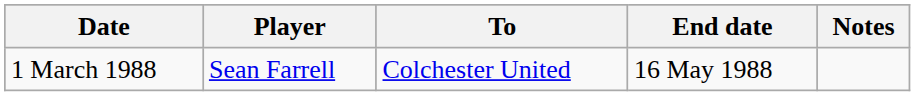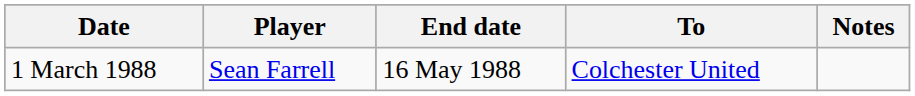columns swapped: (502, 26) <-> (722, 26)
